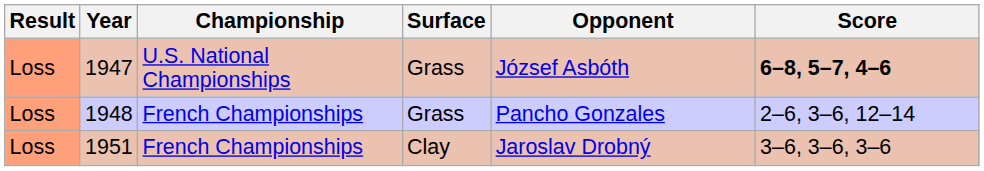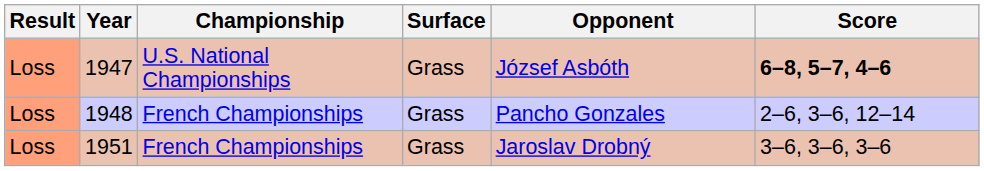(429, 147) Clay -> (436, 147) Grass
